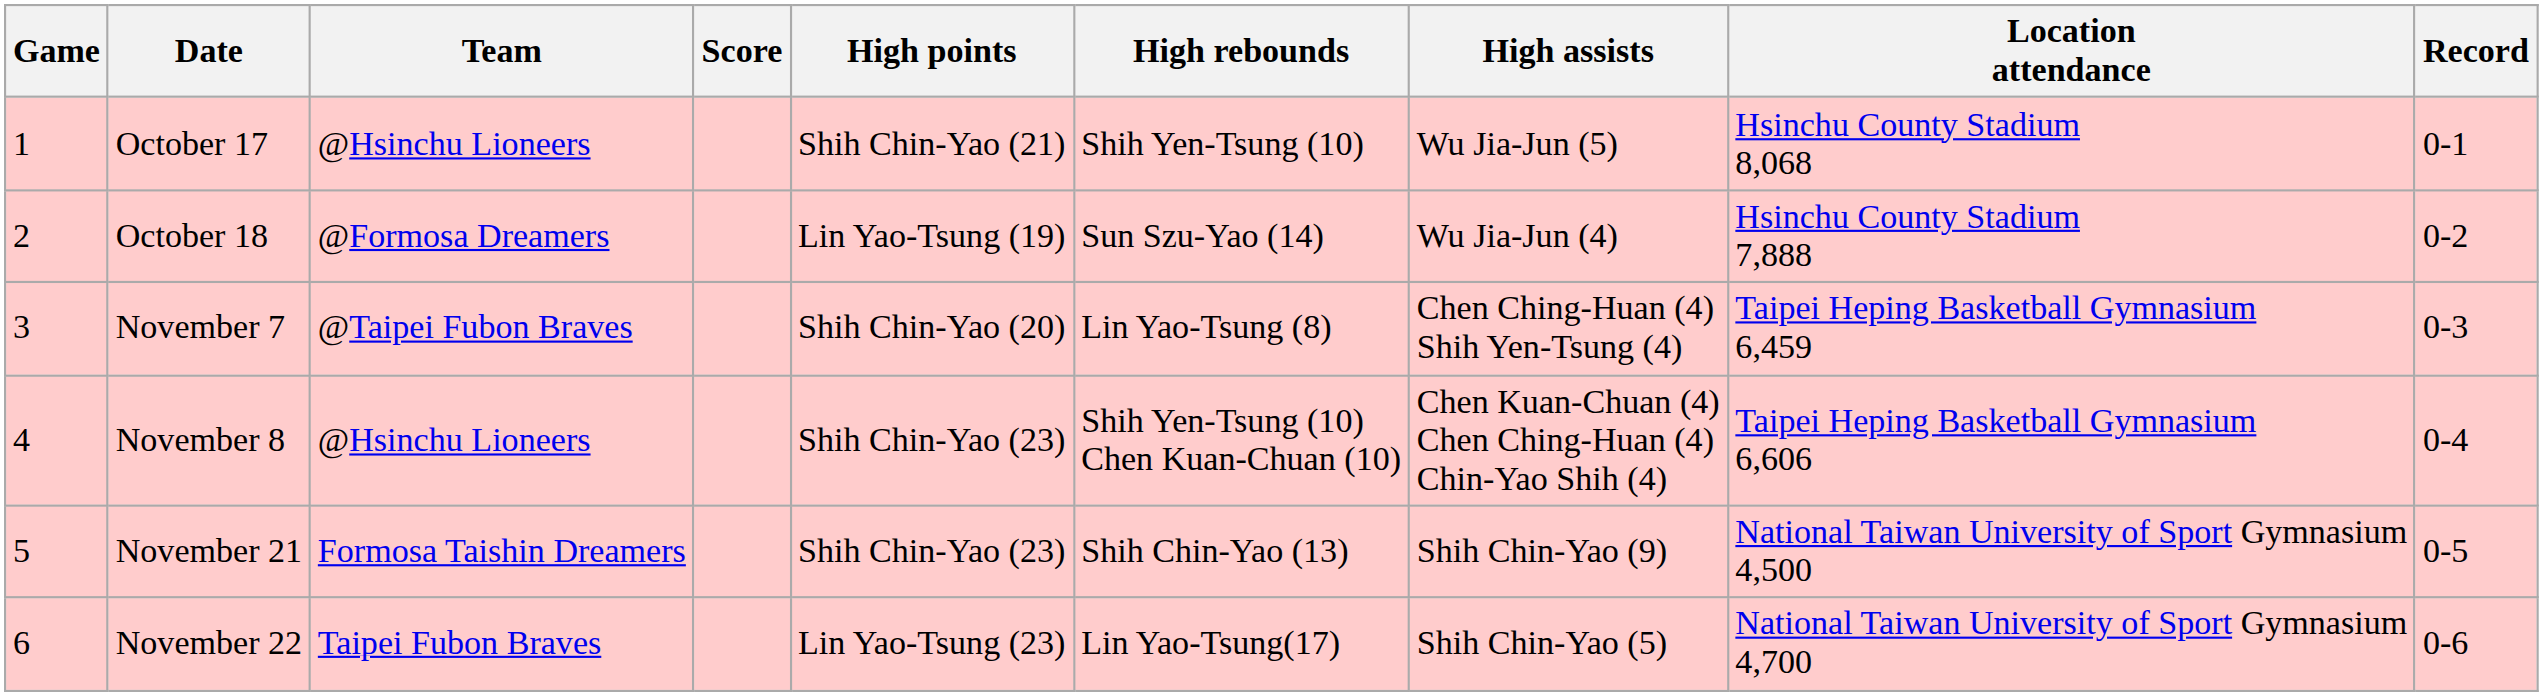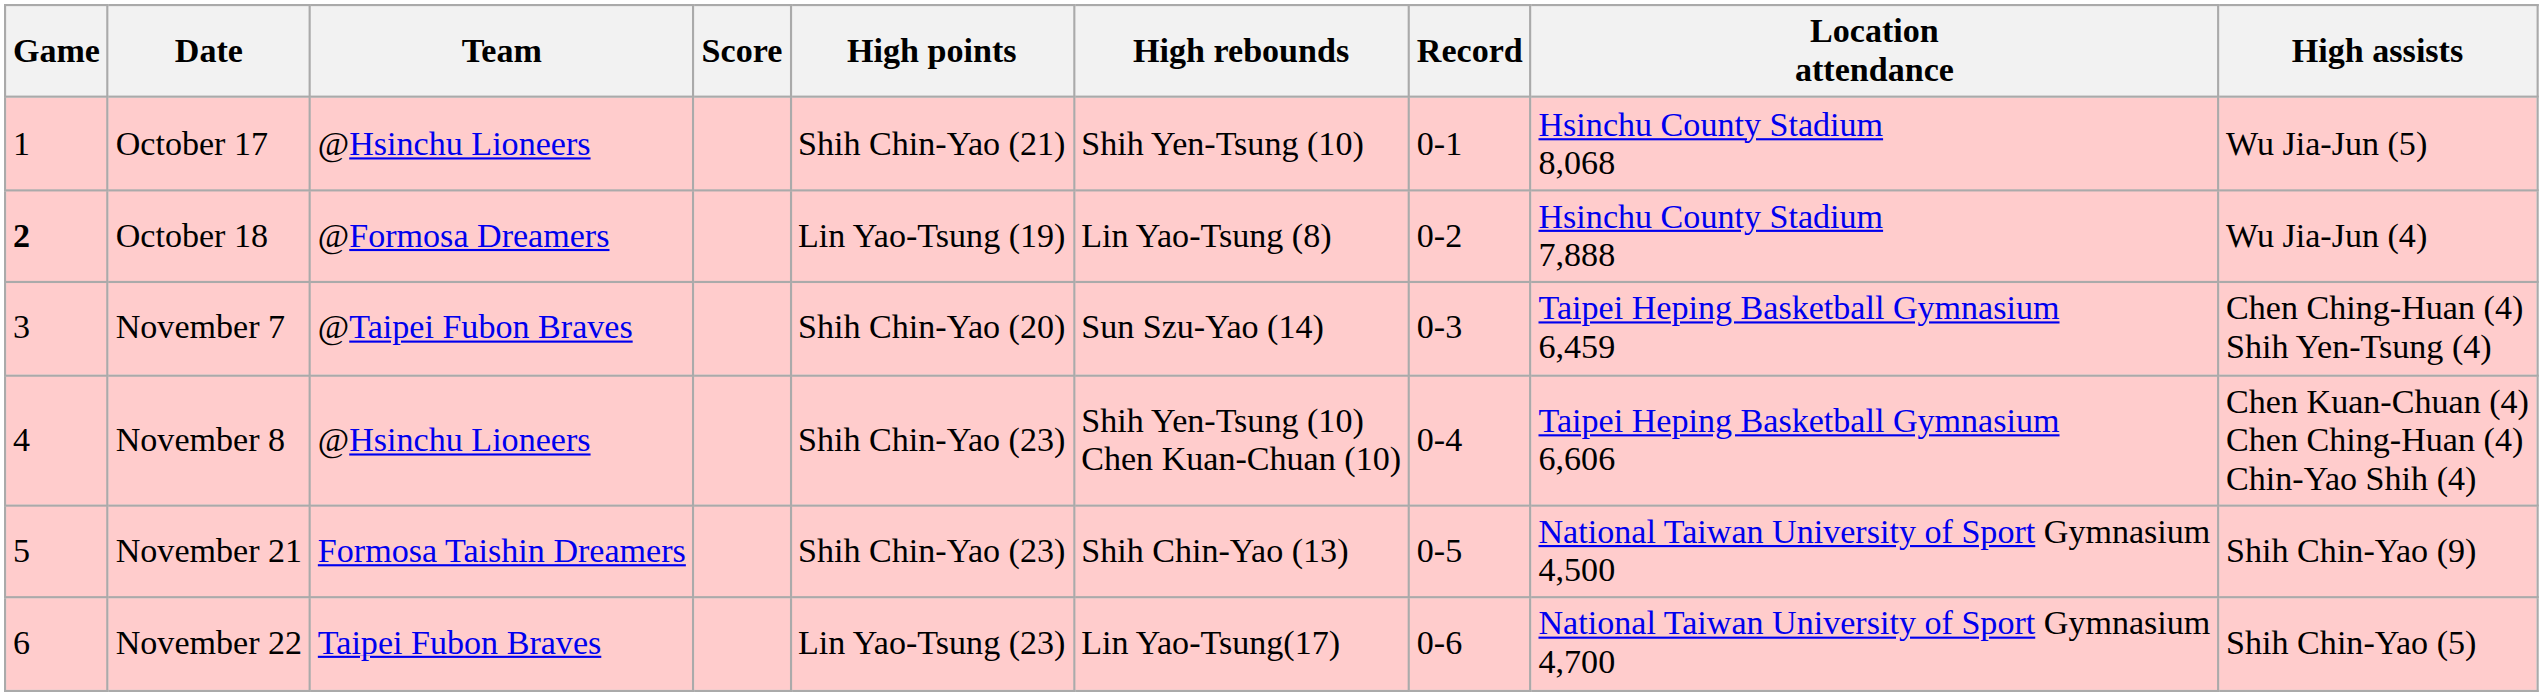columns swapped: (1568, 50) <-> (2476, 50)
(21, 235) normal -> (21, 235) bold
(1203, 235) Sun Szu-Yao (14) -> (1206, 235) Lin Yao-Tsung (8)
(1206, 327) Lin Yao-Tsung (8) -> (1203, 327) Sun Szu-Yao (14)
